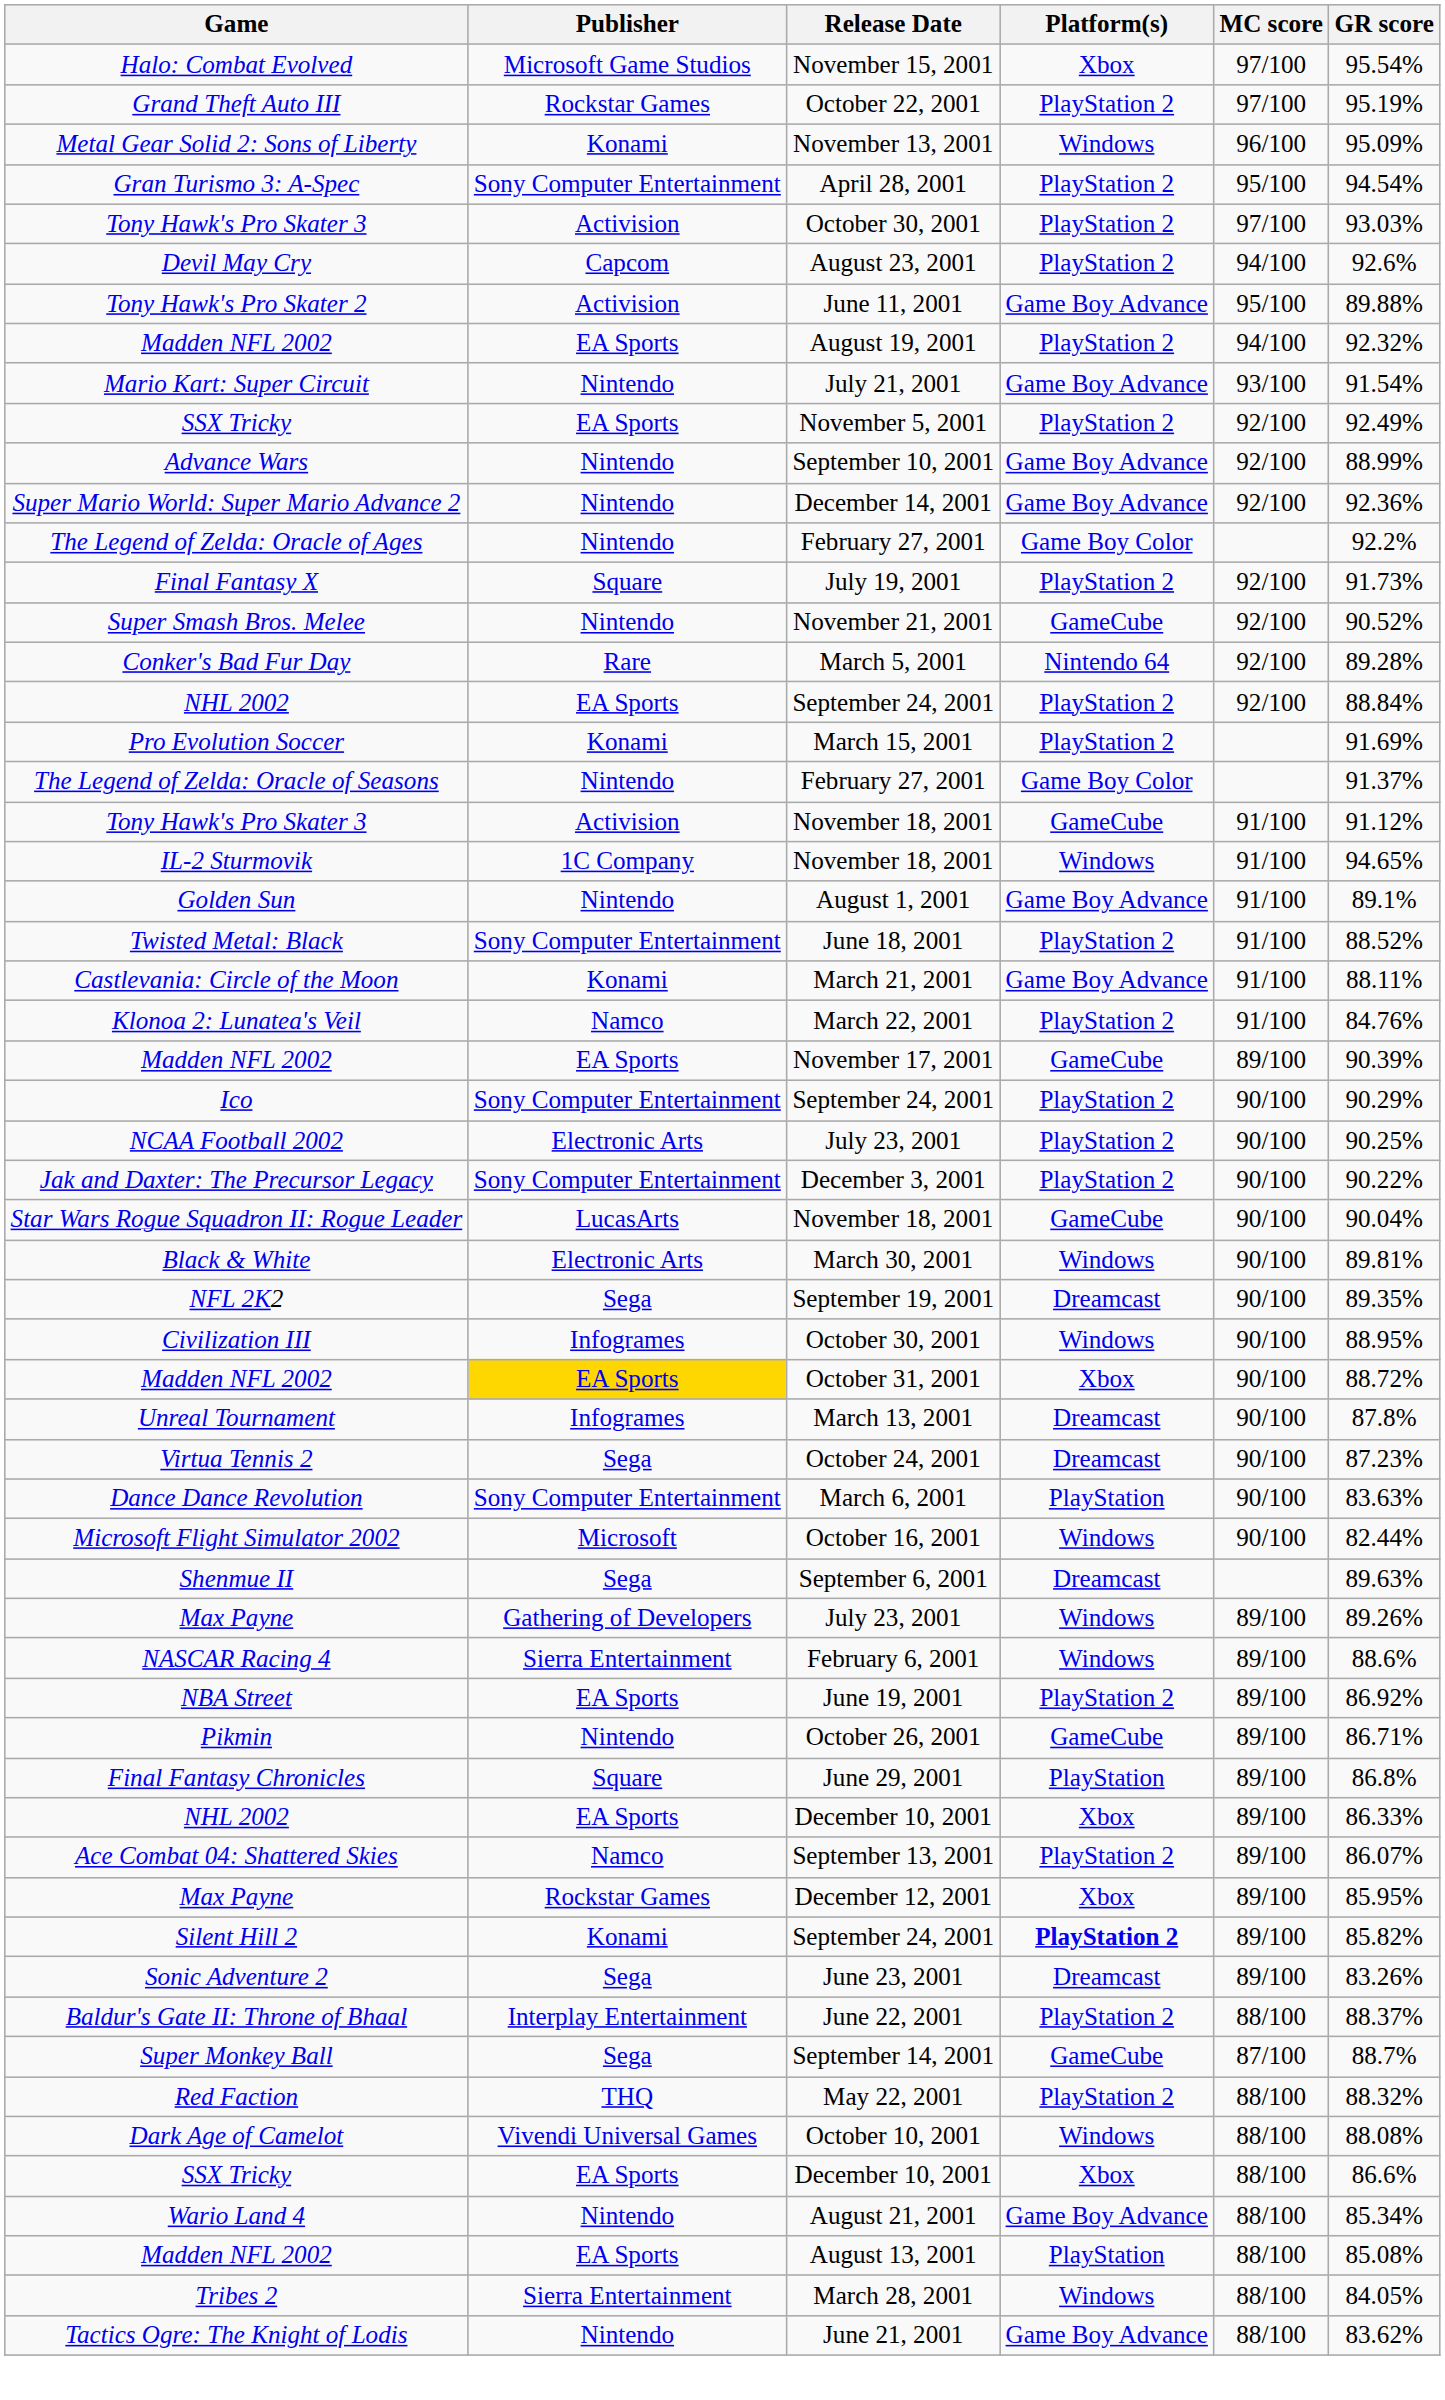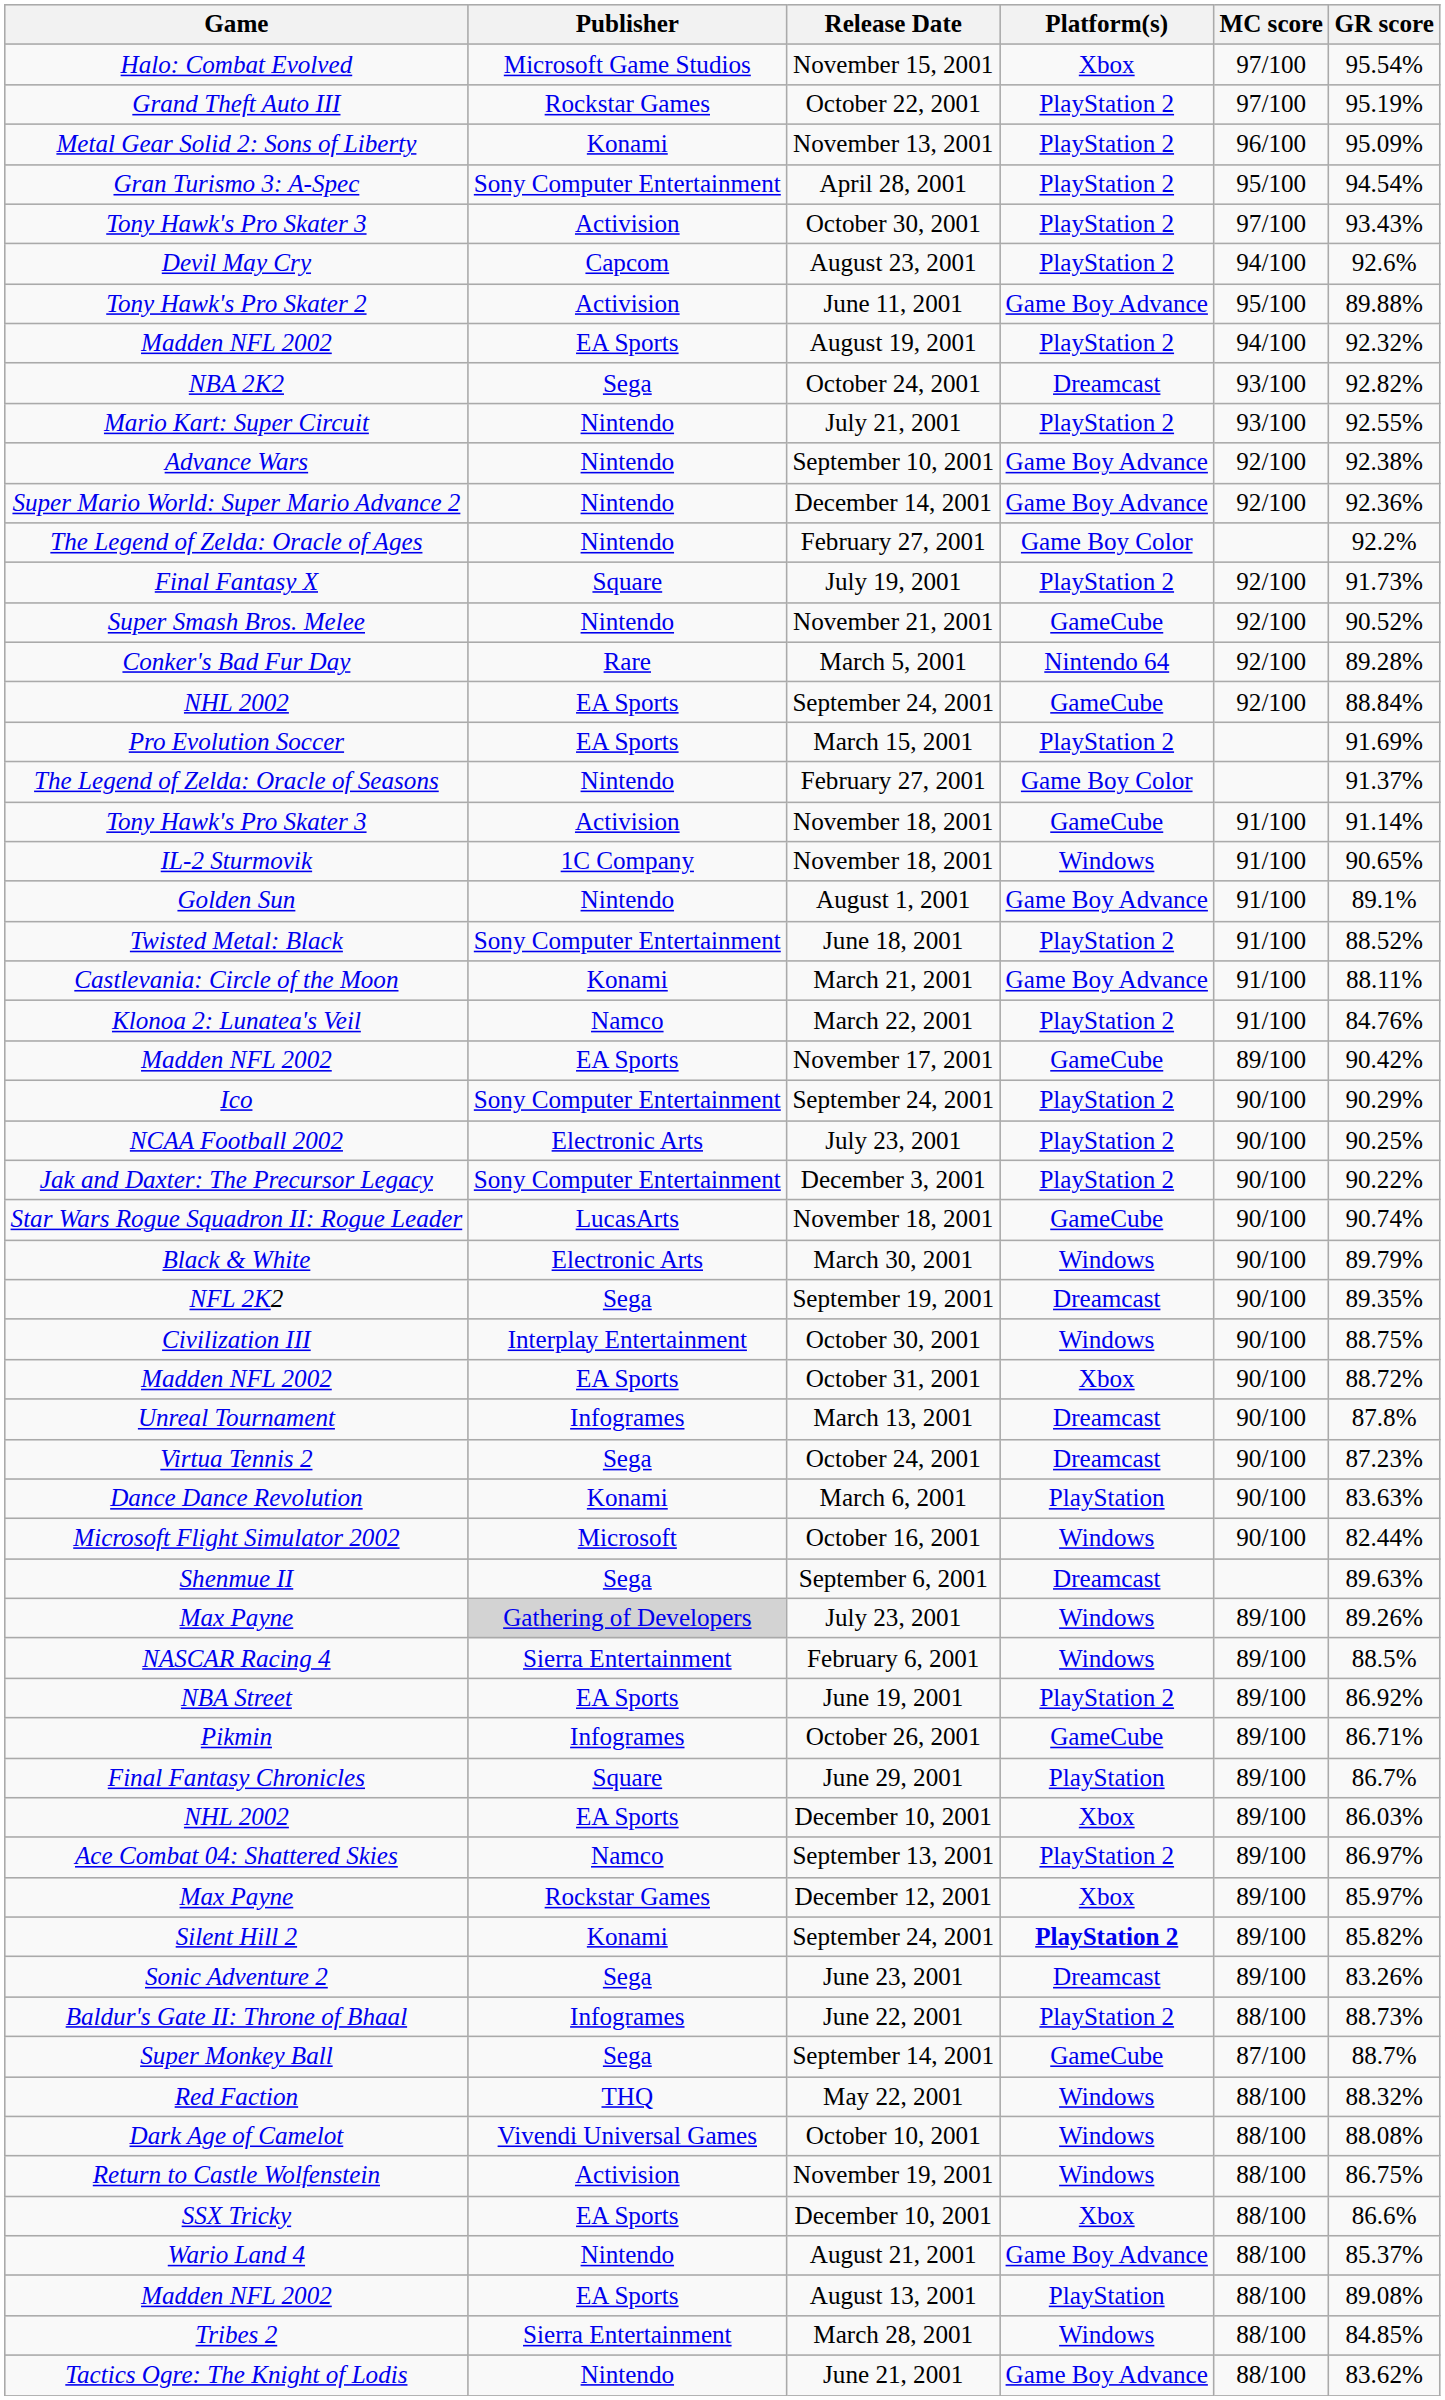(1107, 143) Windows -> (1107, 143) PlayStation 2
(1384, 223) 93.03% -> (1384, 223) 93.43%
+ row: (236, 382)
(1107, 382) Game Boy Advance -> (1107, 422) PlayStation 2
(1384, 382) 91.54% -> (1384, 422) 92.55%
- row: (236, 422)
(1384, 462) 88.99% -> (1384, 462) 92.38%
(1107, 701) PlayStation 2 -> (1107, 701) GameCube
(627, 741) Konami -> (627, 741) EA Sports
(1384, 821) 91.12% -> (1384, 821) 91.14%
(1384, 861) 94.65% -> (1384, 861) 90.65%
(1384, 1060) 90.39% -> (1384, 1060) 90.42%
(1384, 1219) 90.04% -> (1384, 1219) 90.74%
(1384, 1259) 89.81% -> (1384, 1259) 89.79%
(627, 1339) Infogrames -> (627, 1339) Interplay Entertainment
(1384, 1339) 88.95% -> (1384, 1339) 88.75%
(627, 1378) gold background -> (627, 1378) no background
(627, 1498) Sony Computer Entertainment -> (627, 1498) Konami
(627, 1617) no background -> (627, 1617) lightgrey background
(1384, 1657) 88.6% -> (1384, 1657) 88.5%
(627, 1737) Nintendo -> (627, 1737) Infogrames
(1384, 1777) 86.8% -> (1384, 1777) 86.7%
(1384, 1817) 86.33% -> (1384, 1817) 86.03%
(1384, 1857) 86.07% -> (1384, 1857) 86.97%
(1384, 1896) 85.95% -> (1384, 1896) 85.97%
(627, 2016) Interplay Entertainment -> (627, 2016) Infogrames
(1384, 2016) 88.37% -> (1384, 2016) 88.73%
(1107, 2096) PlayStation 2 -> (1107, 2096) Windows
+ row: (236, 2175)
(1384, 2215) 85.34% -> (1384, 2255) 85.37%
(1384, 2255) 85.08% -> (1384, 2295) 89.08%
(1384, 2295) 84.05% -> (1384, 2335) 84.85%
